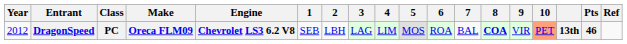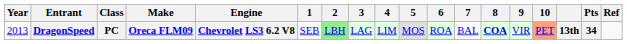(18, 30) 2012 -> (18, 30) 2013
(335, 30) no background -> (335, 30) lightgreen background
(591, 30) 46 -> (591, 30) 34
